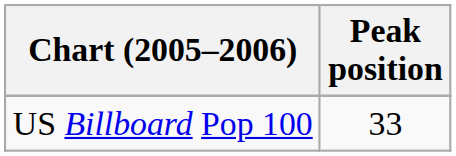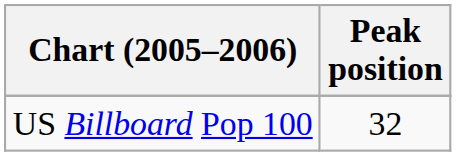(385, 122) 33 -> (385, 122) 32
